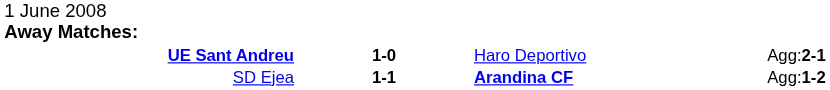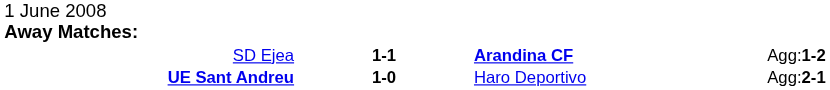rows swapped: (231, 55) <-> (263, 77)
